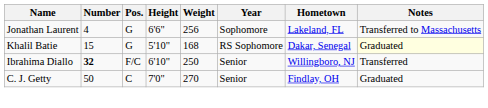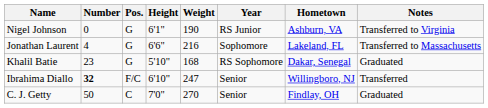+ row: (37, 29)
(191, 29) 256 -> (191, 45) 216
(89, 45) 15 -> (89, 62) 23
(381, 45) lightyellow background -> (381, 62) no background
(191, 62) 250 -> (191, 78) 247
